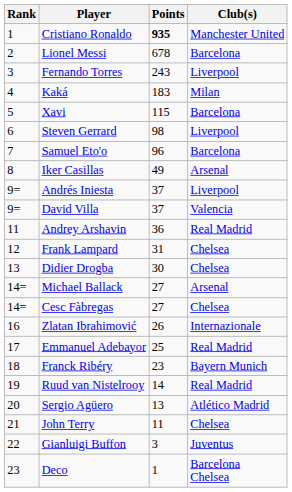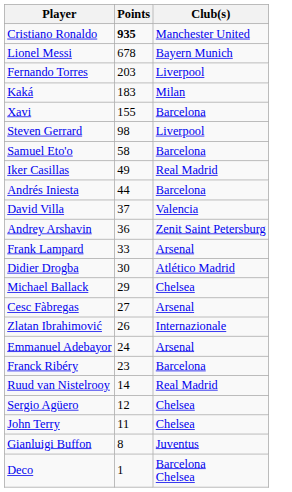- column: (22, 14)
(215, 53) Barcelona -> (194, 53) Bayern Munich
(161, 72) 243 -> (126, 72) 203
(161, 111) 115 -> (126, 111) 155
(158, 151) 96 -> (123, 151) 58
(209, 170) Arsenal -> (187, 170) Real Madrid
(158, 190) 37 -> (123, 190) 44
(215, 190) Liverpool -> (181, 190) Barcelona
(221, 229) Real Madrid -> (211, 229) Zenit Saint Petersburg
(158, 248) 31 -> (123, 248) 33
(210, 248) Chelsea -> (175, 248) Arsenal
(210, 268) Chelsea -> (195, 268) Atlético Madrid
(158, 287) 27 -> (123, 287) 29
(209, 287) Arsenal -> (175, 287) Chelsea
(210, 307) Chelsea -> (175, 307) Arsenal
(158, 346) 25 -> (123, 346) 24
(221, 346) Real Madrid -> (175, 346) Arsenal
(229, 365) Bayern Munich -> (181, 365) Barcelona
(158, 405) 13 -> (123, 405) 12
(230, 405) Atlético Madrid -> (175, 405) Chelsea
(155, 444) 3 -> (120, 444) 8
